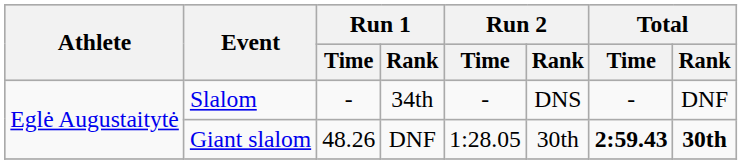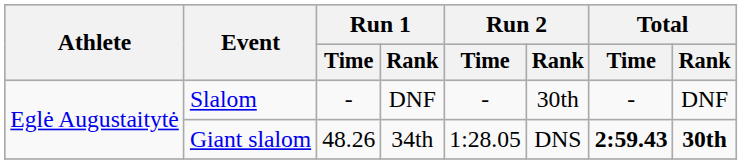(412, 100) 34th -> (412, 100) DNF
(558, 100) DNS -> (558, 100) 30th
(412, 139) DNF -> (412, 139) 34th
(558, 139) 30th -> (558, 139) DNS
